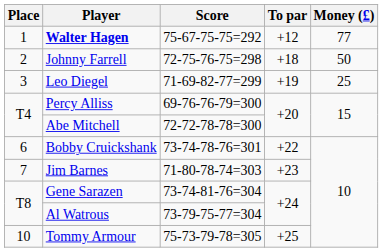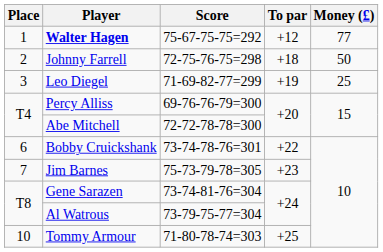(212, 170) 71-80-78-74=303 -> (212, 170) 75-73-79-78=305
(212, 236) 75-73-79-78=305 -> (212, 236) 71-80-78-74=303
